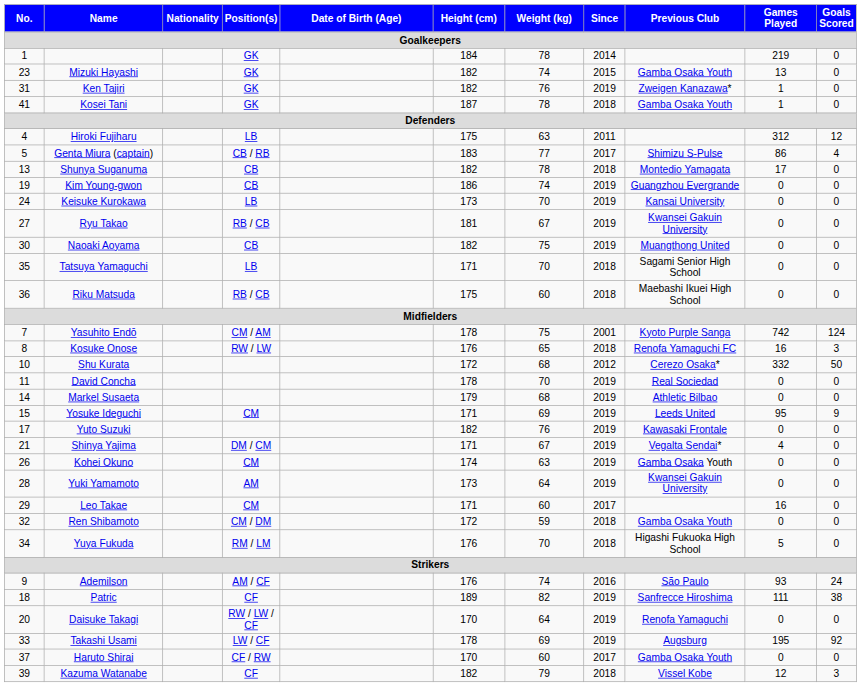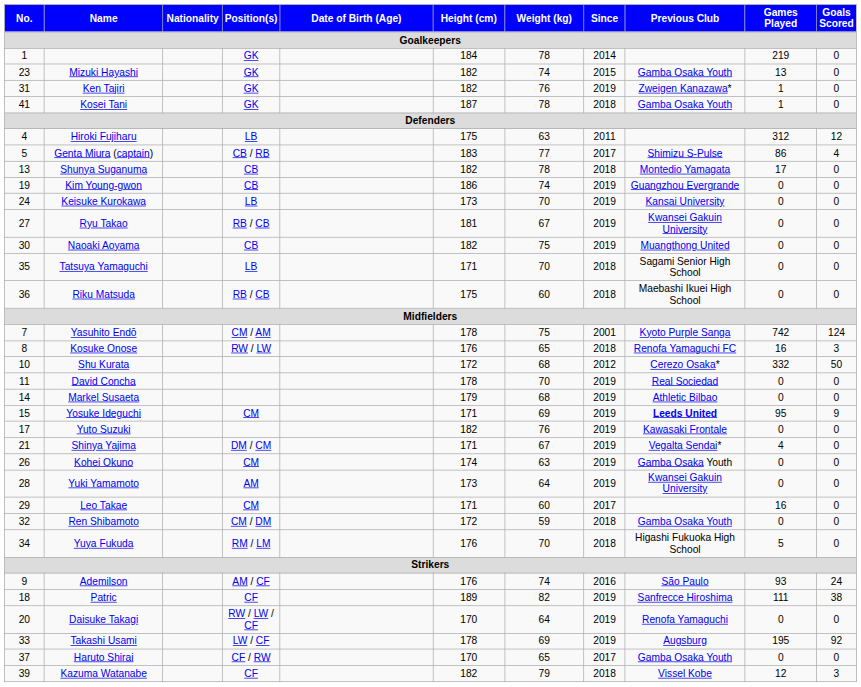(685, 414) normal -> (685, 414) bold
(544, 658) 60 -> (544, 658) 65
